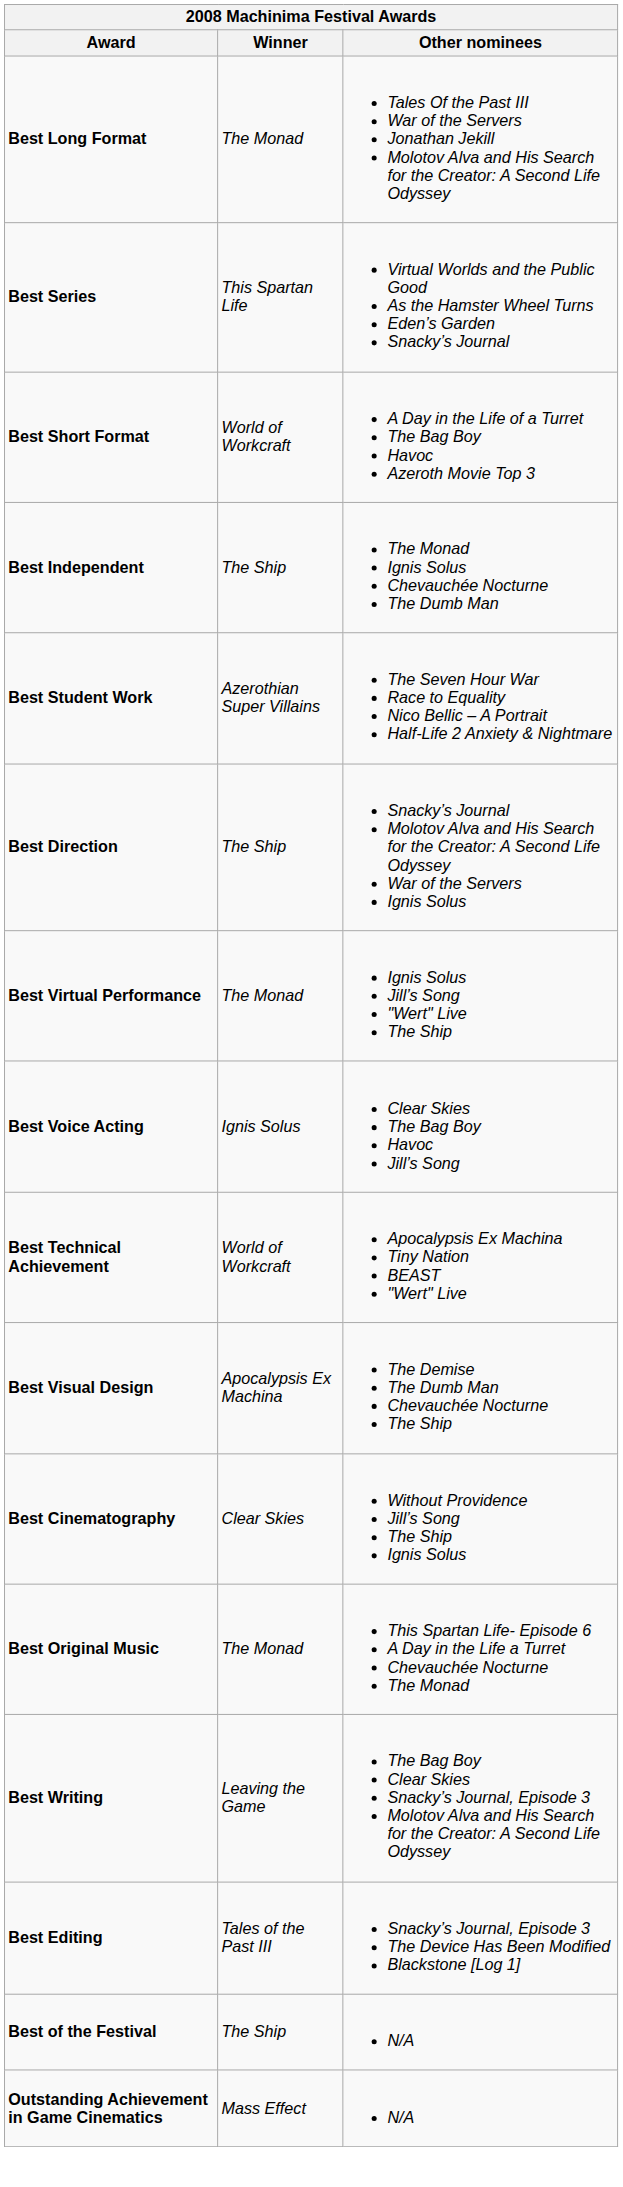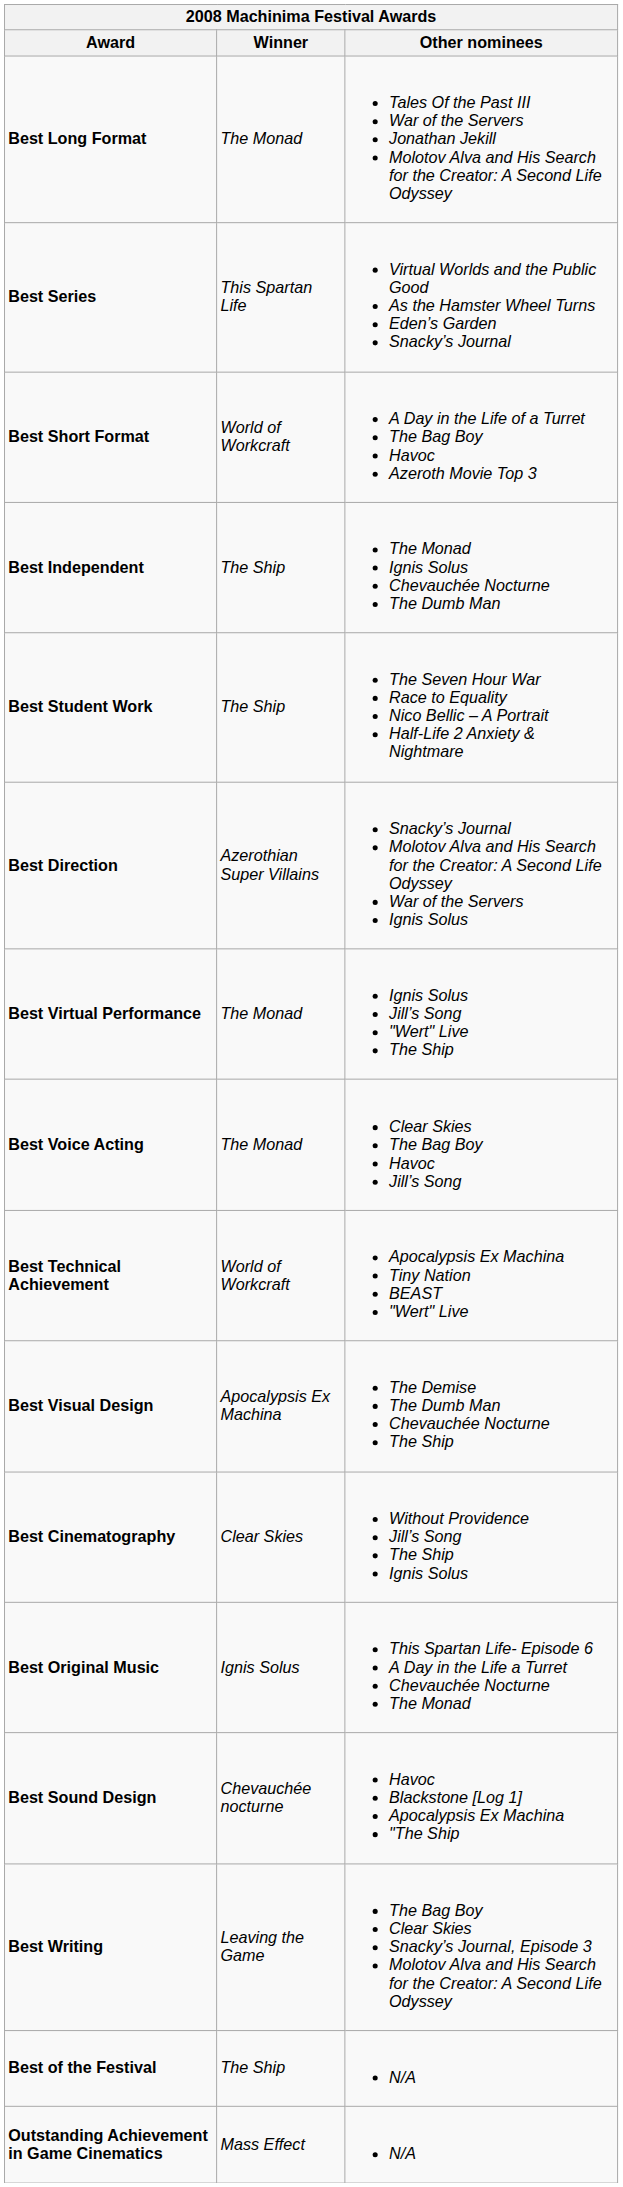(271, 698) Azerothian Super Villains -> (253, 707) The Ship
(254, 847) The Ship -> (270, 865) Azerothian Super Villains
(261, 1126) Ignis Solus -> (261, 1144) The Monad
(262, 1649) The Monad -> (260, 1667) Ignis Solus
+ row: (82, 1798)
- row: (55, 1937)
